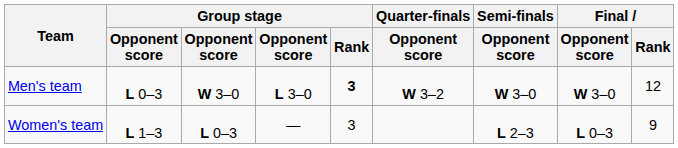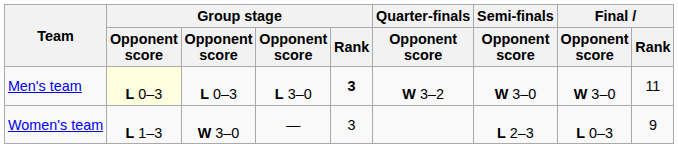(144, 94) no background -> (144, 94) lightyellow background
(219, 94) W 3–0 -> (219, 94) L 0–3
(653, 86) 12 -> (653, 86) 11
(219, 133) L 0–3 -> (219, 133) W 3–0
